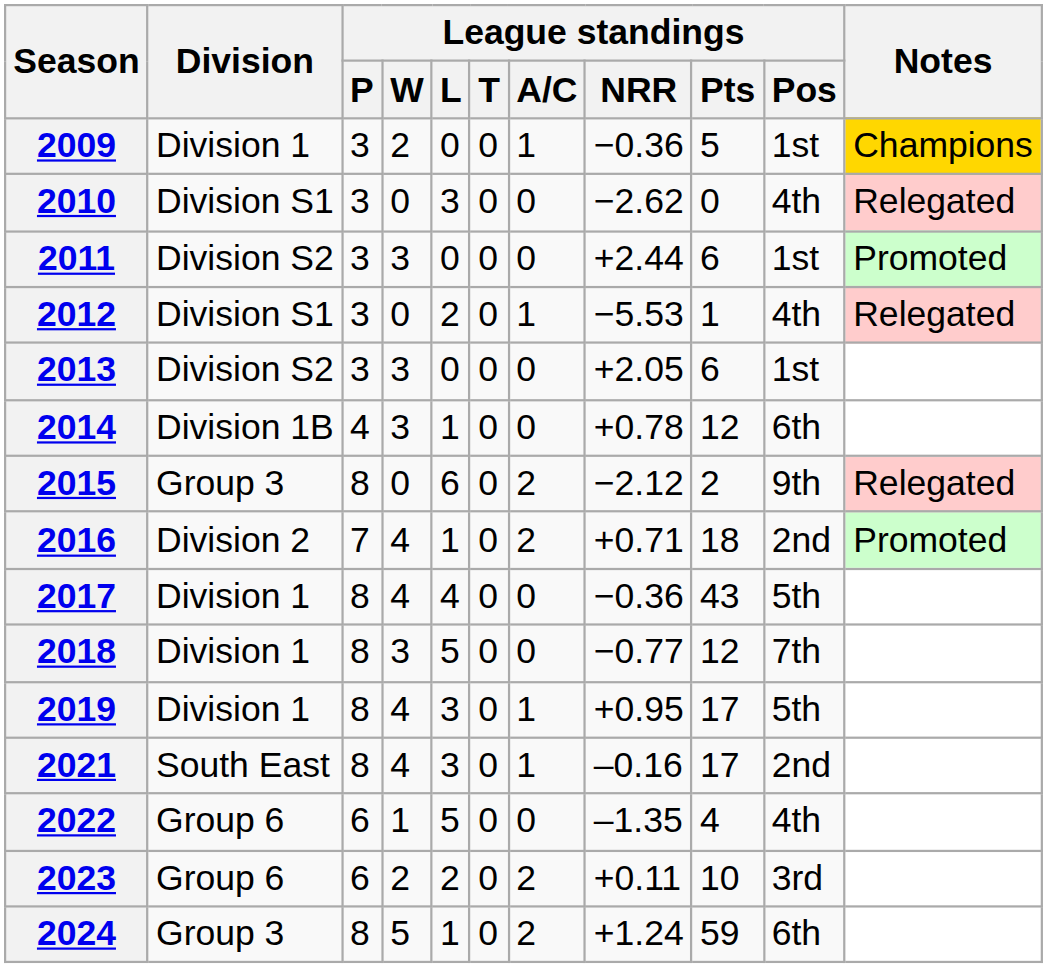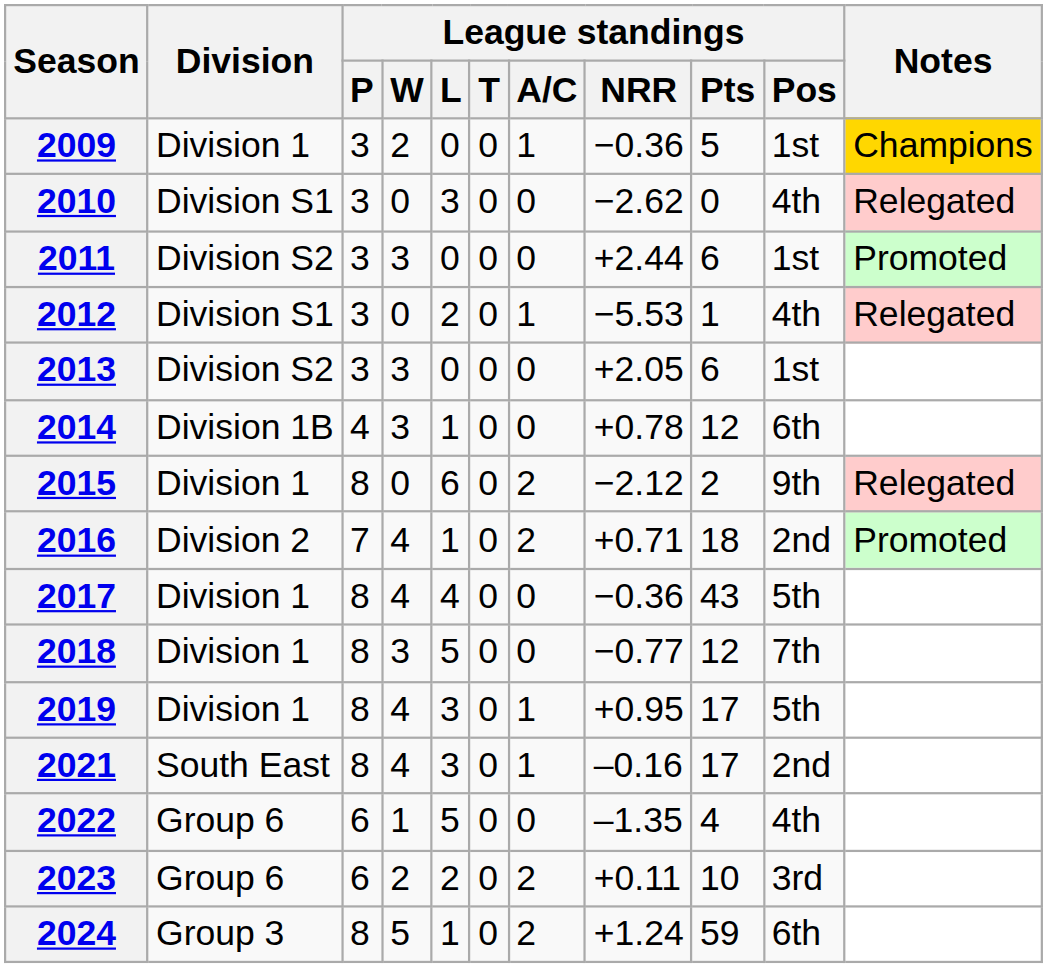(220, 483) Group 3 -> (233, 483) Division 1
